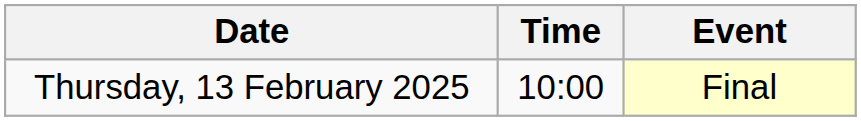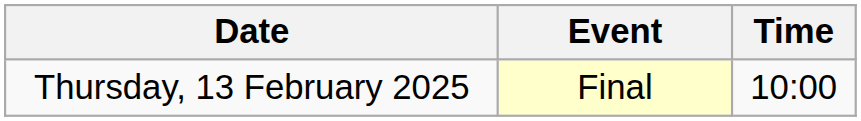columns swapped: (561, 32) <-> (739, 32)
